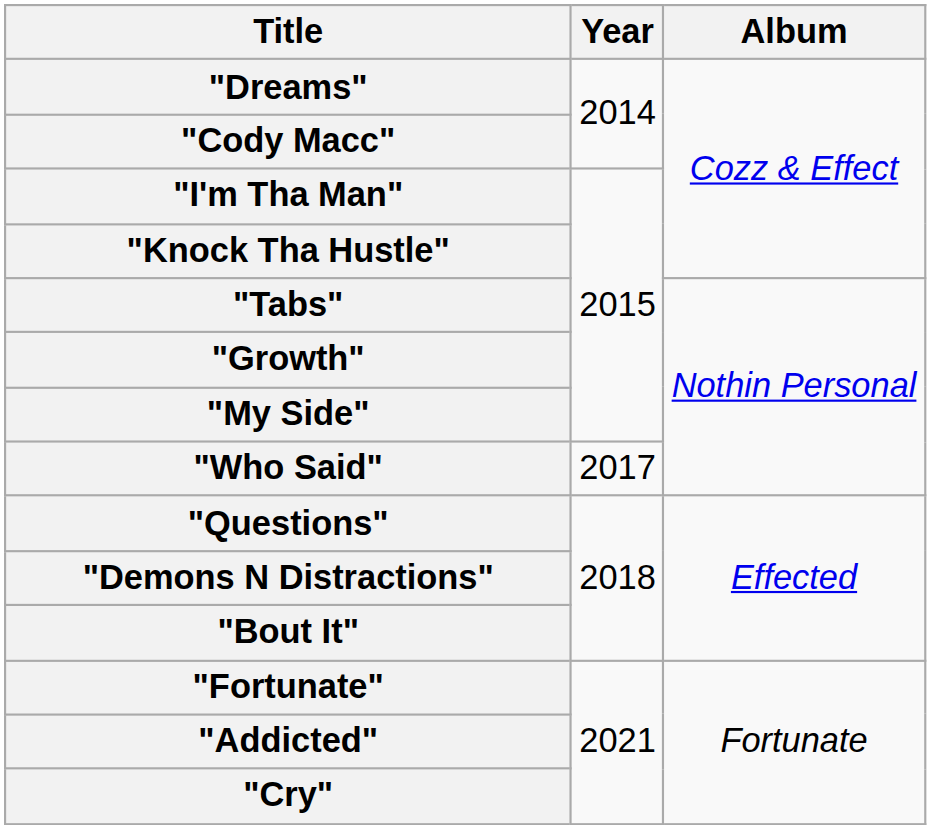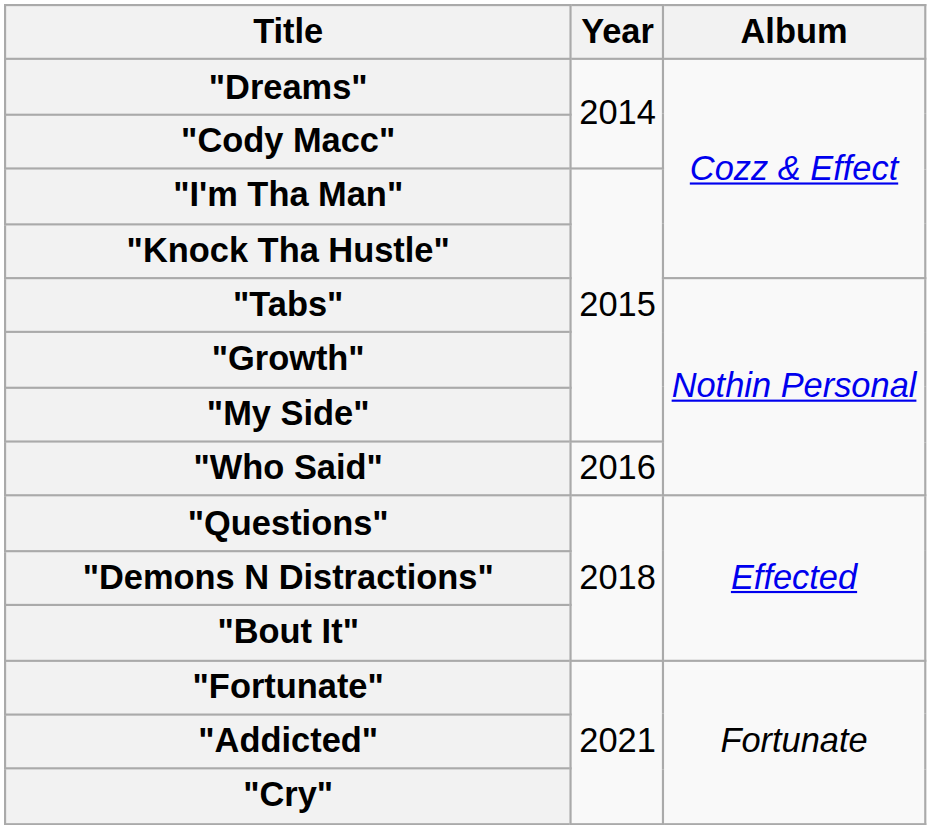(618, 468) 2017 -> (618, 468) 2016
